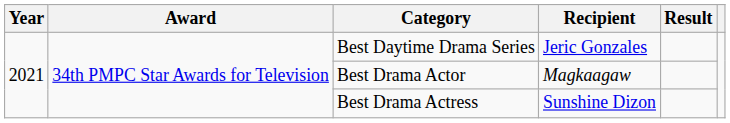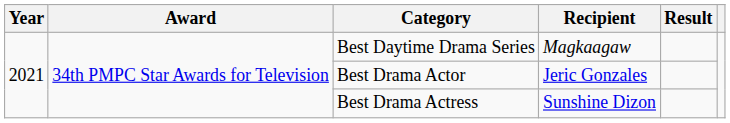(595, 46) Jeric Gonzales -> (587, 46) Magkaagaw
(587, 74) Magkaagaw -> (595, 74) Jeric Gonzales
